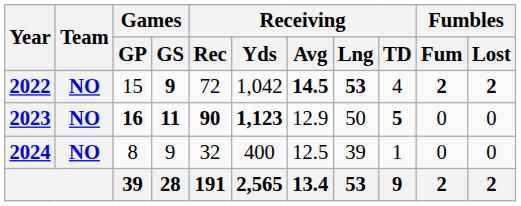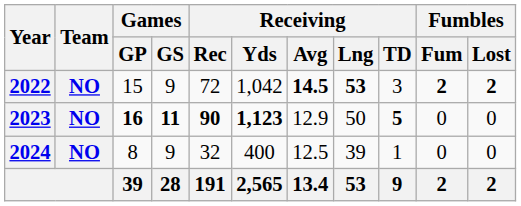(170, 86) bold -> (170, 86) normal
(397, 86) 4 -> (397, 86) 3
